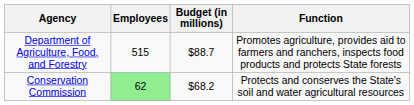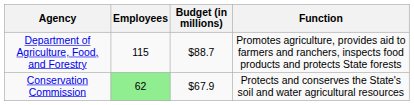(140, 52) 515 -> (140, 52) 115
(201, 86) $68.2 -> (201, 86) $67.9
